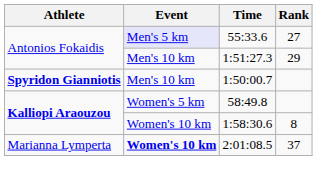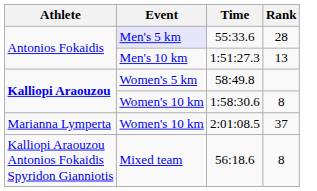(294, 37) 27 -> (281, 37) 28
(294, 58) 29 -> (281, 58) 13
- row: (247, 80)
(172, 145) bold -> (162, 123) normal
+ row: (235, 160)
